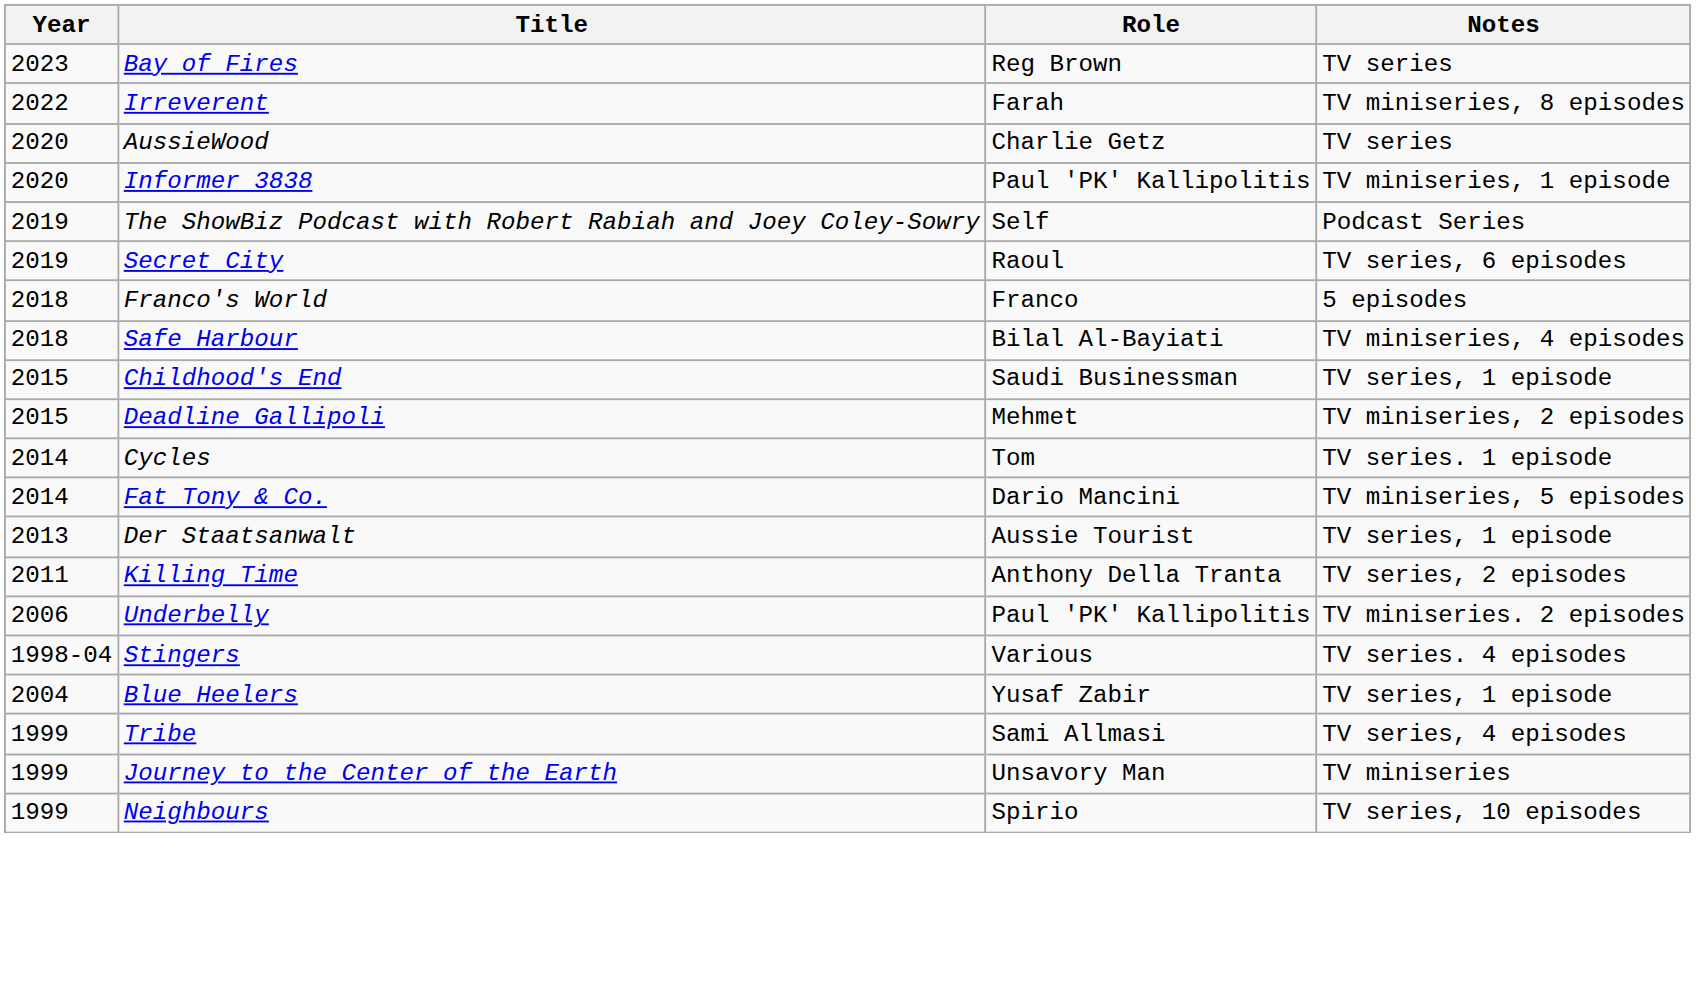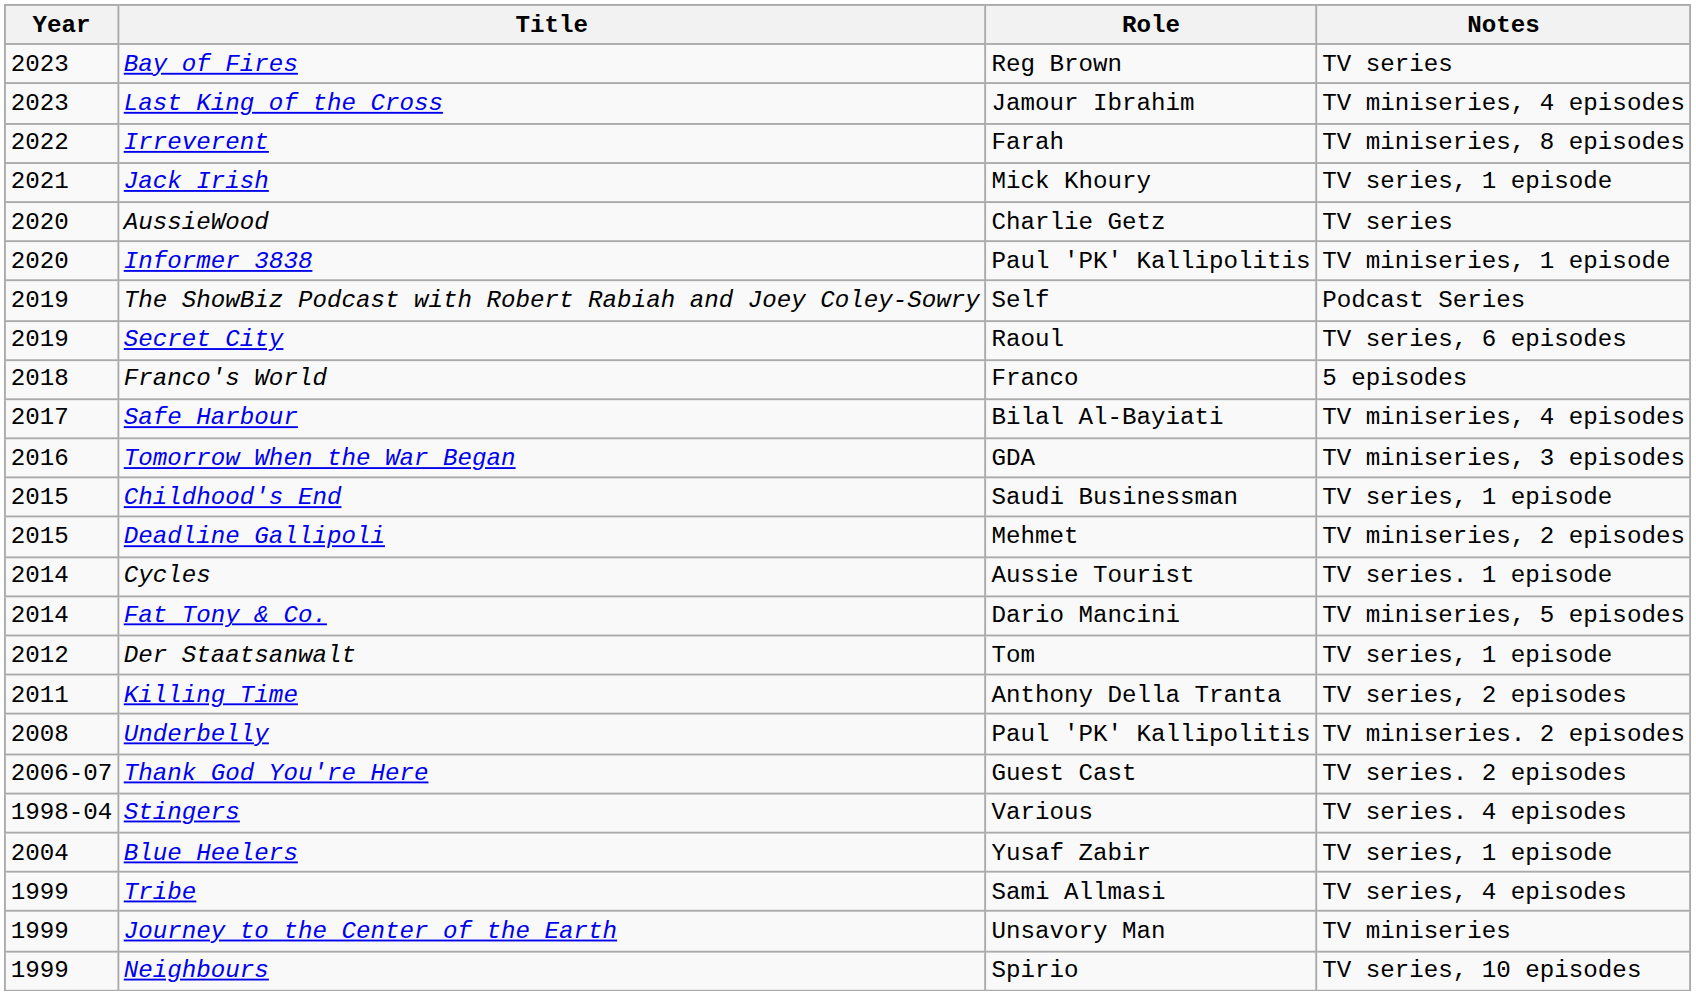+ row: (283, 103)
+ row: (196, 182)
(40, 340) 2018 -> (40, 419) 2017
+ row: (320, 458)
(1013, 458) Tom -> (1093, 576) Aussie Tourist
(40, 537) 2013 -> (40, 655) 2012
(1093, 537) Aussie Tourist -> (1013, 655) Tom
(40, 616) 2006 -> (40, 734) 2008
+ row: (276, 773)
